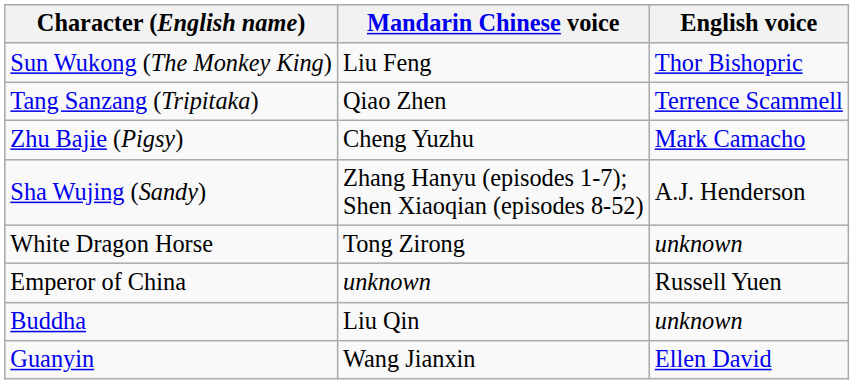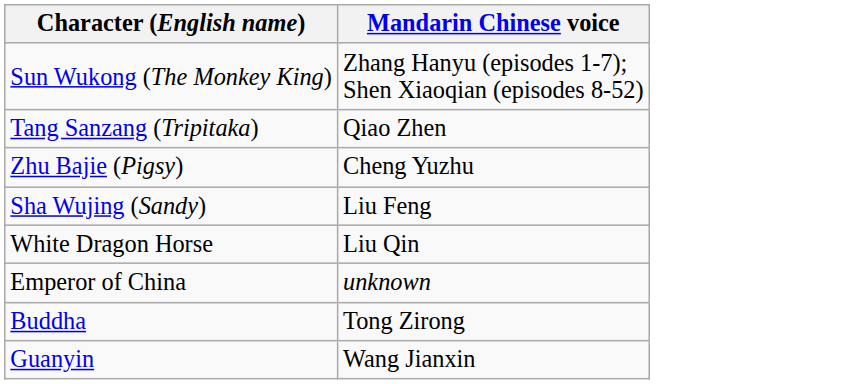- column: (749, 23)
(387, 62) Liu Feng -> (493, 76) Zhang Hanyu (episodes 1-7); Shen Xiaoqian (episodes 8-52)
(493, 191) Zhang Hanyu (episodes 1-7); Shen Xiaoqian (episodes 8-52) -> (387, 205) Liu Feng
(404, 243) Tong Zirong -> (381, 243) Liu Qin
(381, 321) Liu Qin -> (404, 321) Tong Zirong
